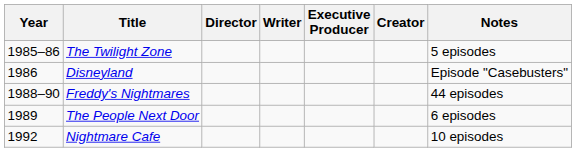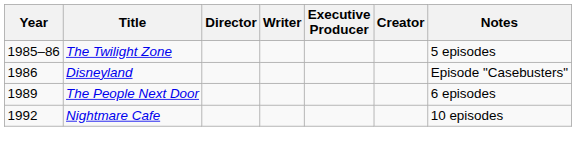- row: (128, 94)
